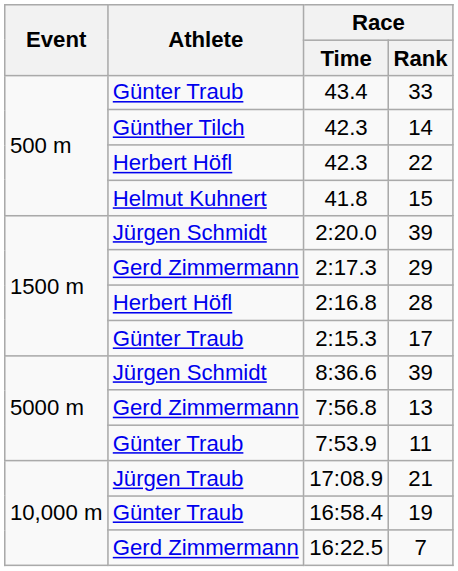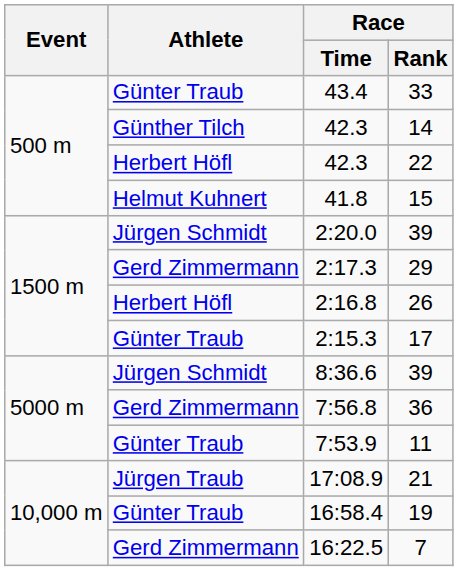(421, 303) 28 -> (421, 303) 26
(421, 408) 13 -> (421, 408) 36
